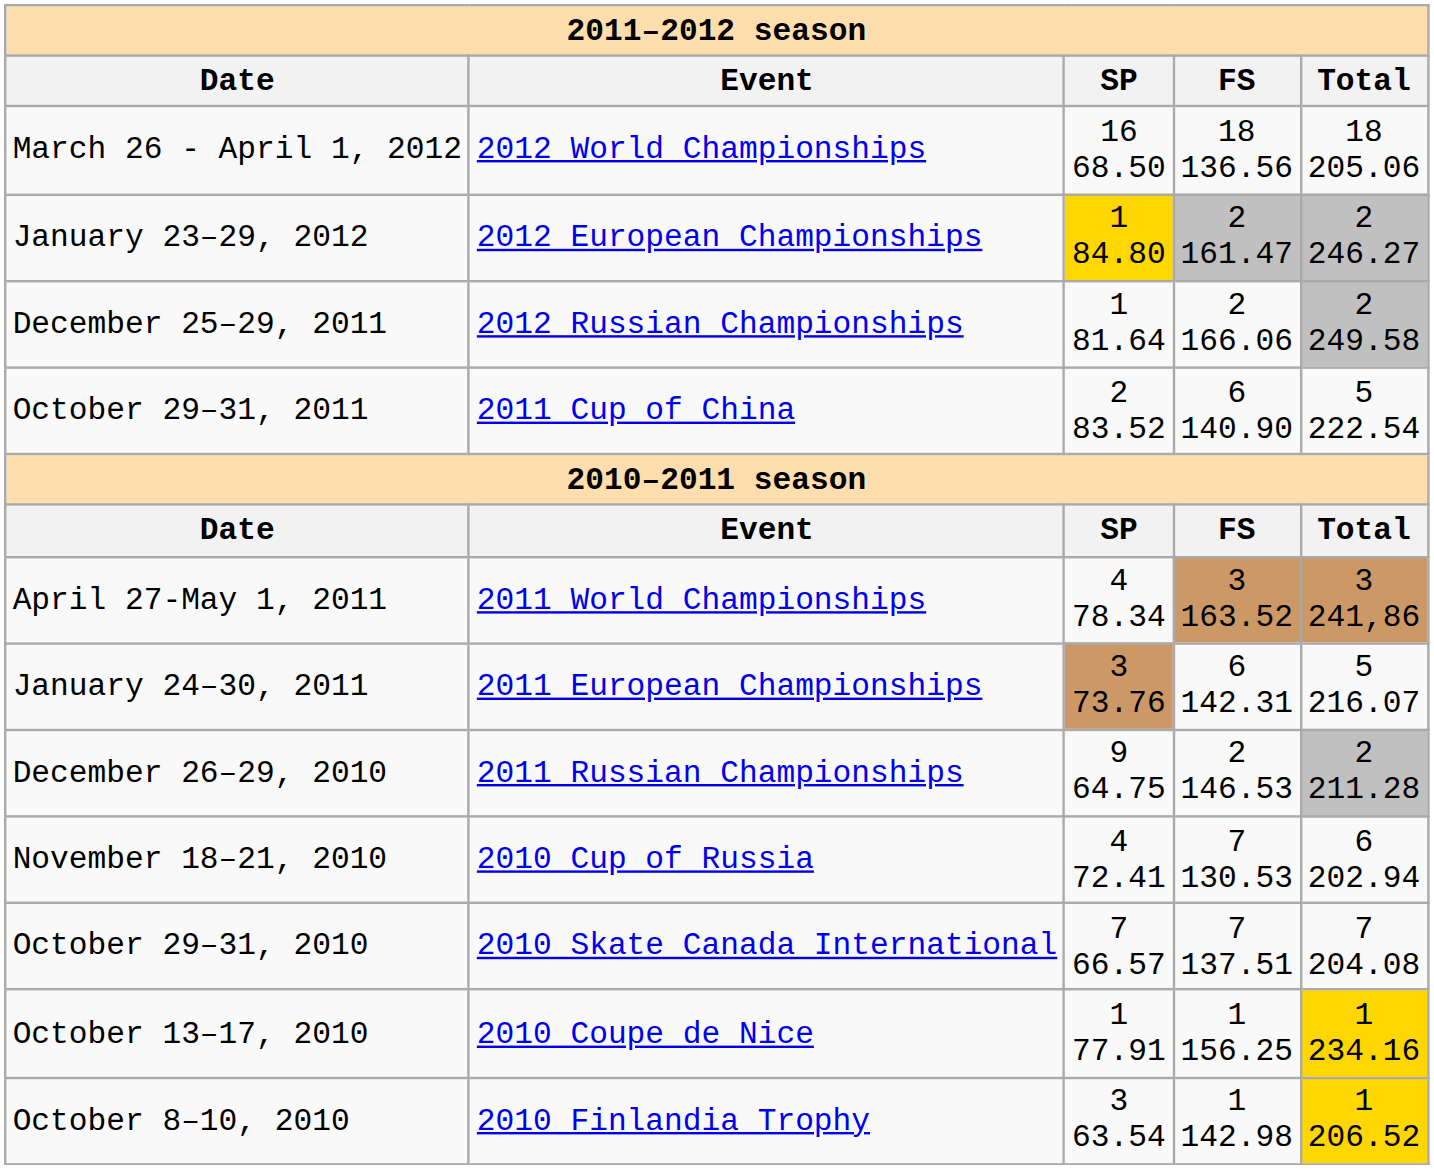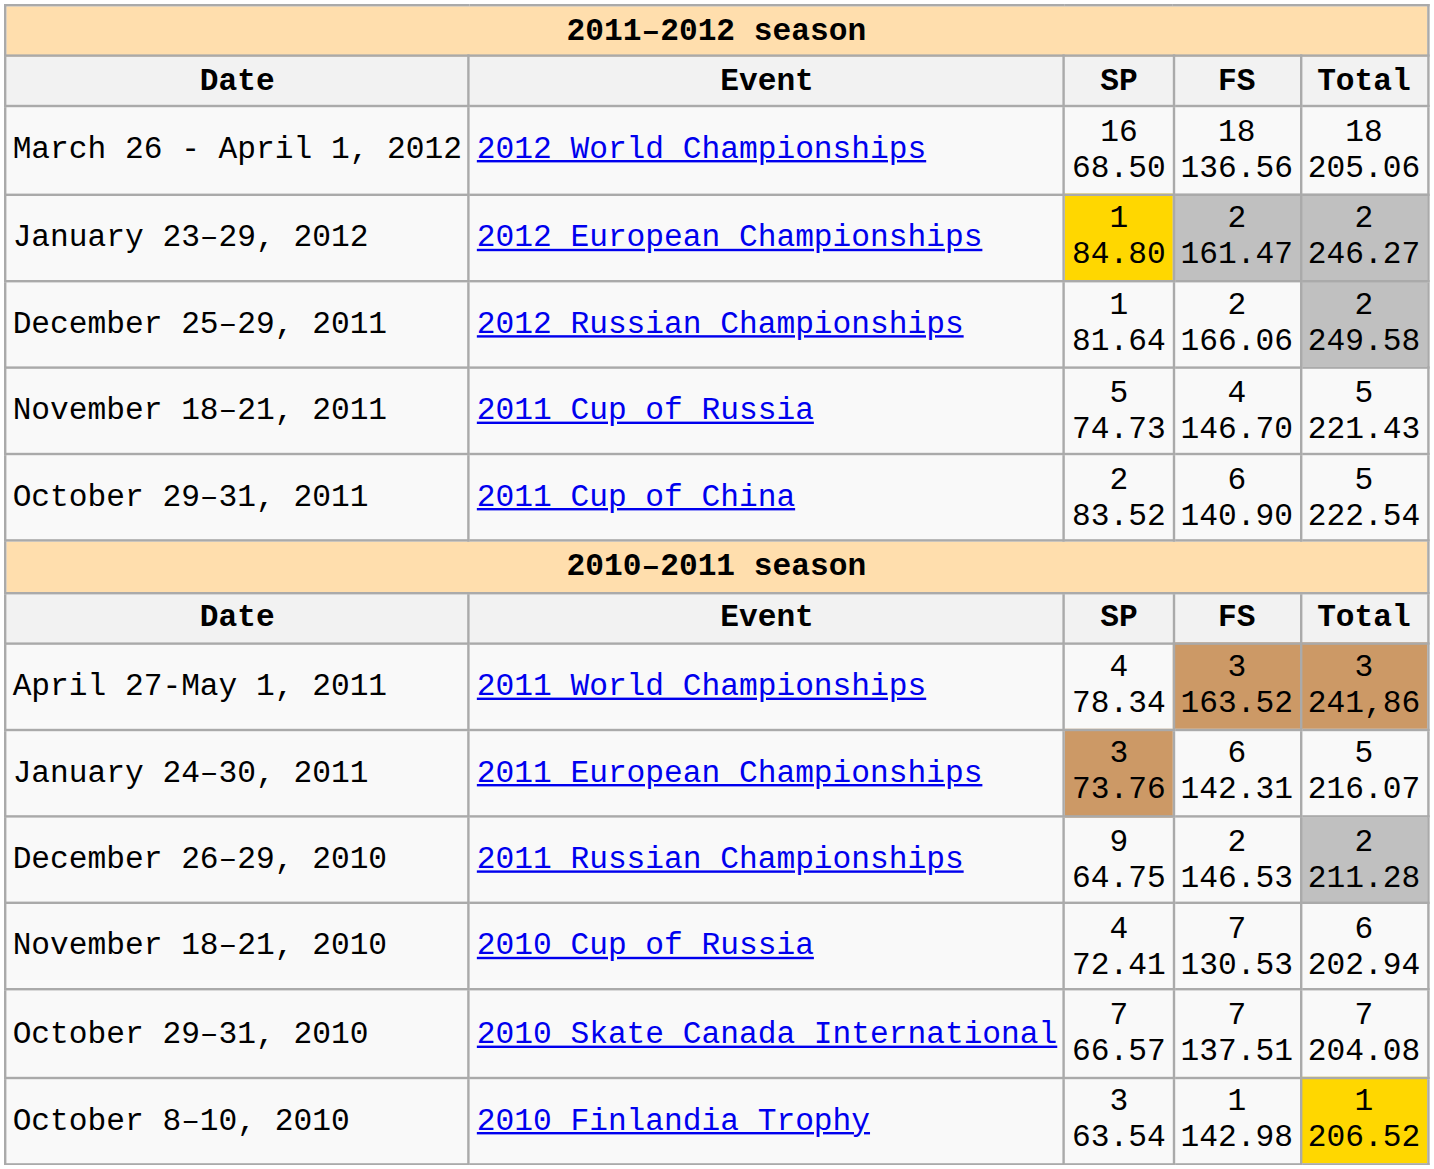+ row: (200, 411)
- row: (191, 1034)
